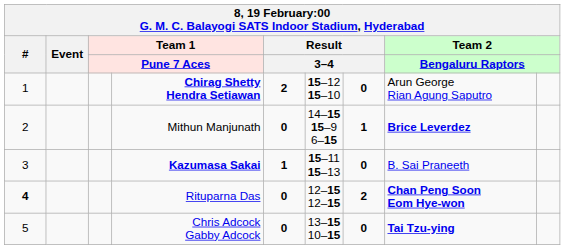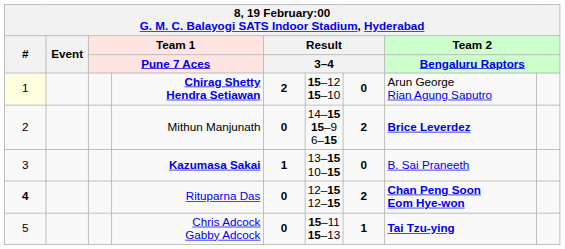(25, 89) no background -> (25, 89) lightyellow background
(364, 127) 1 -> (364, 127) 2
(324, 165) 15–11 15–13 -> (324, 165) 13–15 10–15
(324, 228) 13–15 10–15 -> (324, 228) 15–11 15–13
(364, 228) 0 -> (364, 228) 1
